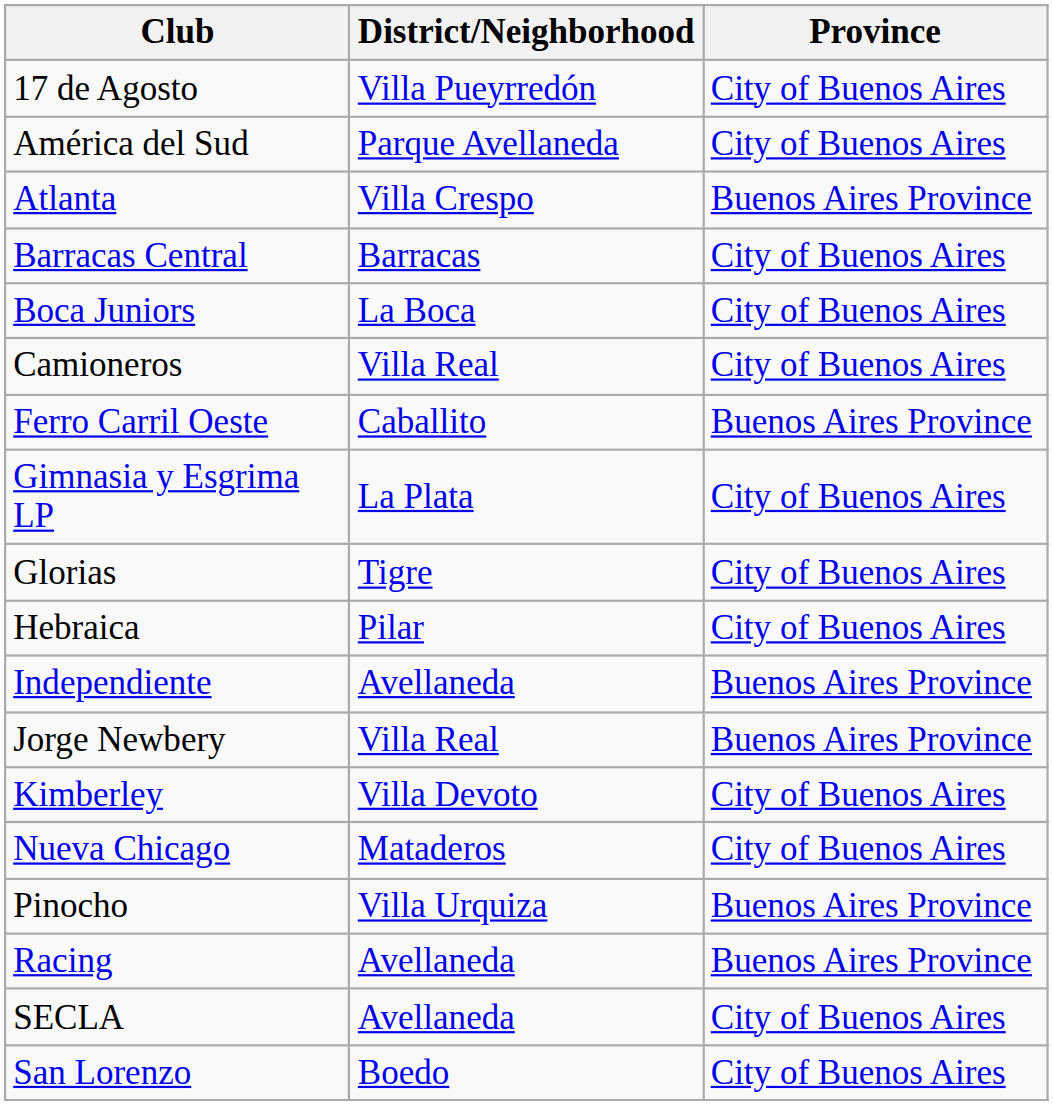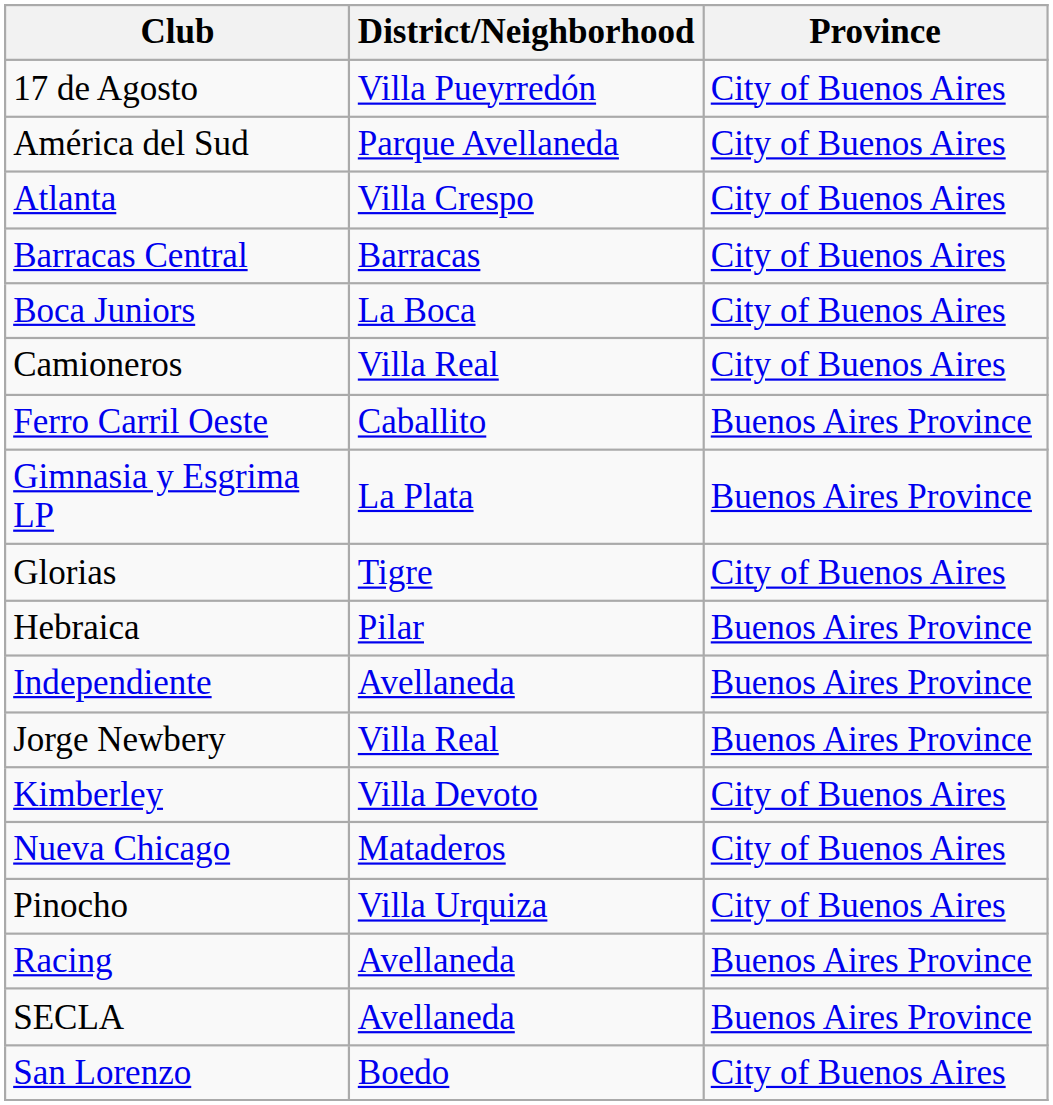(871, 198) Buenos Aires Province -> (858, 198) City of Buenos Aires
(858, 496) City of Buenos Aires -> (871, 496) Buenos Aires Province
(858, 627) City of Buenos Aires -> (871, 627) Buenos Aires Province
(871, 905) Buenos Aires Province -> (858, 905) City of Buenos Aires
(858, 1016) City of Buenos Aires -> (871, 1016) Buenos Aires Province
